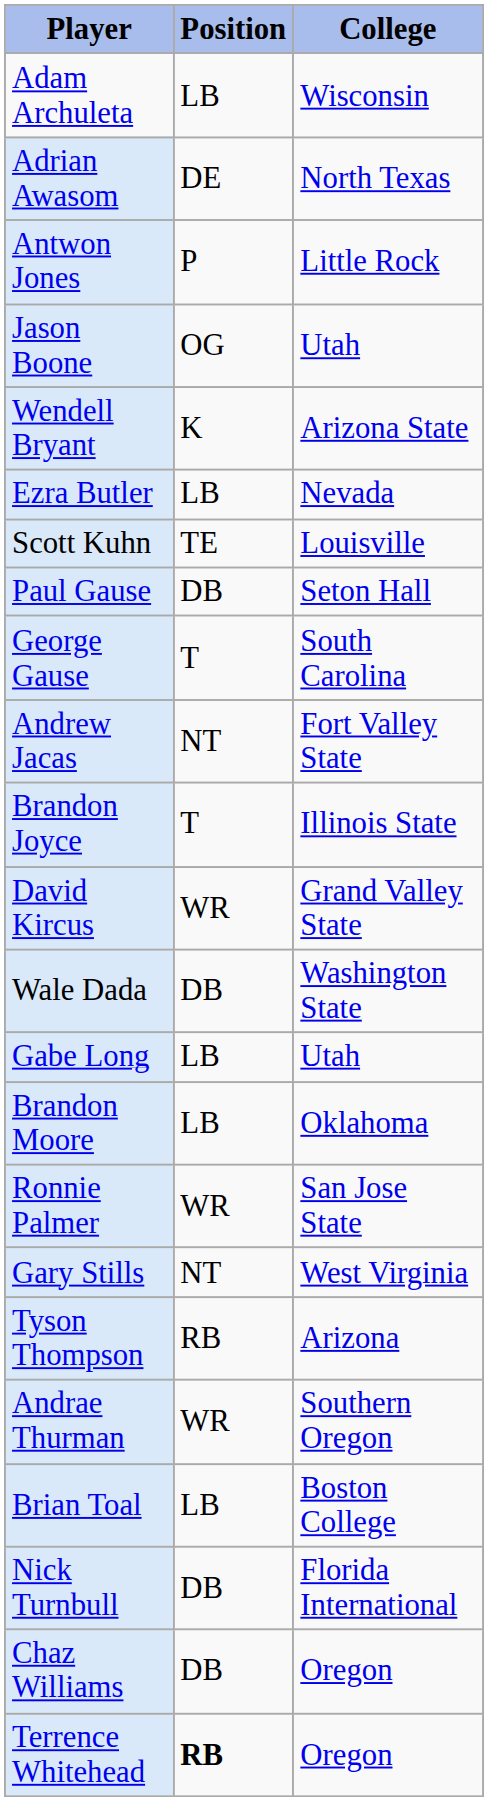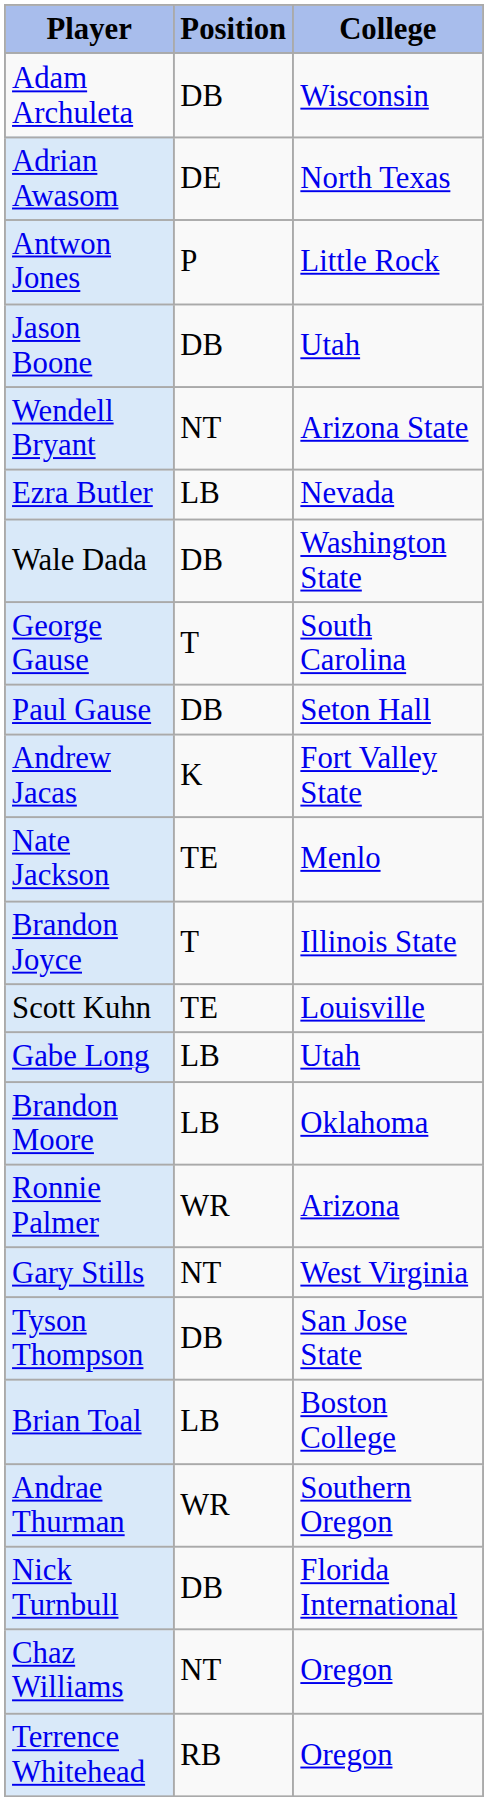(200, 94) LB -> (202, 94) DB
(203, 344) OG -> (202, 344) DB
(191, 427) K -> (201, 427) NT
rows swapped: (79, 990) <-> (82, 542)
rows swapped: (57, 657) <-> (82, 591)
(201, 740) NT -> (191, 775) K
+ row: (61, 858)
- row: (53, 907)
(354, 1205) San Jose State -> (350, 1205) Arizona
(201, 1337) RB -> (202, 1337) DB
(350, 1337) Arizona -> (354, 1337) San Jose State
rows swapped: (68, 1421) <-> (77, 1504)
(202, 1670) DB -> (201, 1670) NT
(202, 1754) bold -> (201, 1754) normal
